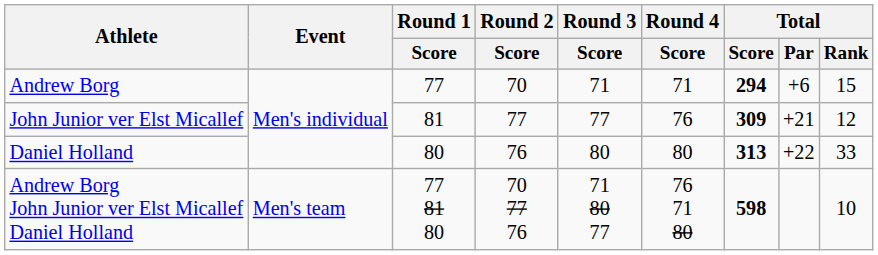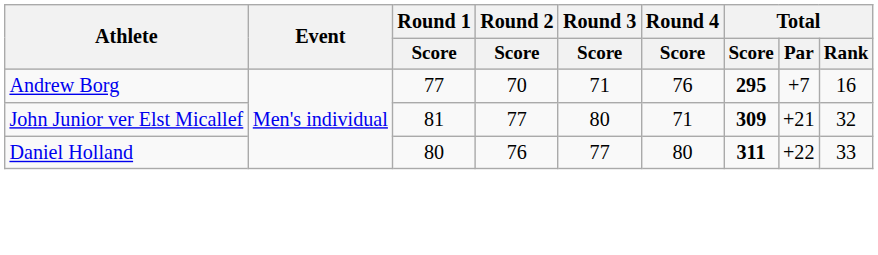(682, 86) 71 -> (682, 86) 76
(751, 86) 294 -> (751, 86) 295
(799, 86) +6 -> (799, 86) +7
(846, 86) 15 -> (846, 86) 16
(600, 119) 77 -> (600, 119) 80
(682, 119) 76 -> (682, 119) 71
(846, 119) 12 -> (846, 119) 32
(600, 152) 80 -> (600, 152) 77
(751, 152) 313 -> (751, 152) 311
- row: (126, 209)
